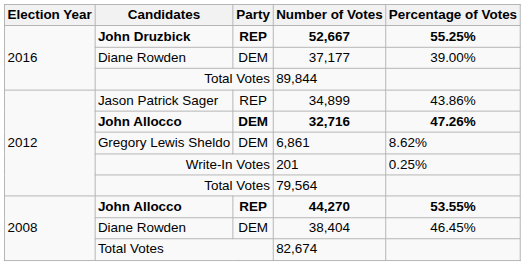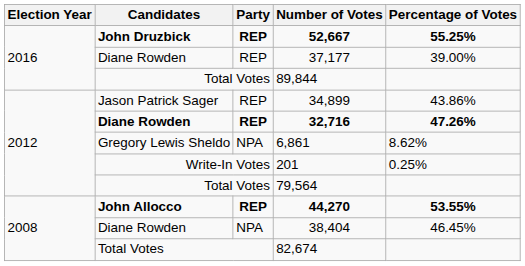(253, 57) DEM -> (253, 57) REP
(140, 121) John Allocco -> (144, 121) Diane Rowden
(253, 121) DEM -> (253, 121) REP
(253, 143) DEM -> (250, 143) NPA
(253, 228) DEM -> (250, 228) NPA
